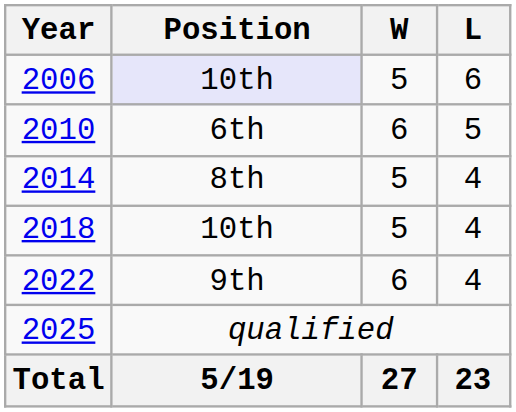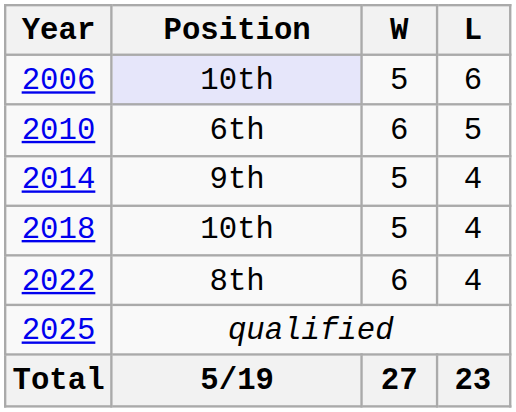(237, 180) 8th -> (237, 180) 9th
(237, 280) 9th -> (237, 280) 8th
